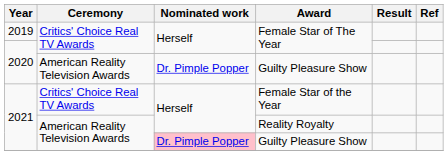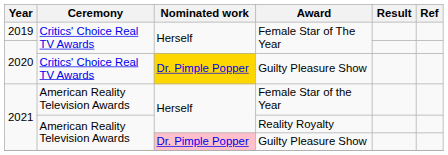(85, 68) American Reality Television Awards -> (89, 68) Critics' Choice Real TV Awards
(203, 68) no background -> (203, 68) gold background
(89, 99) Critics' Choice Real TV Awards -> (85, 99) American Reality Television Awards
